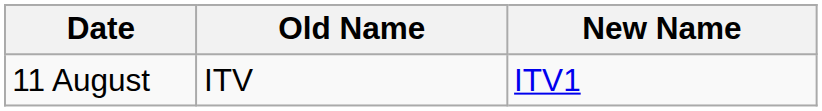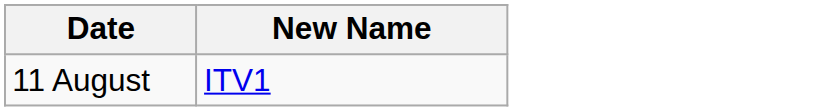- column: (352, 29)
